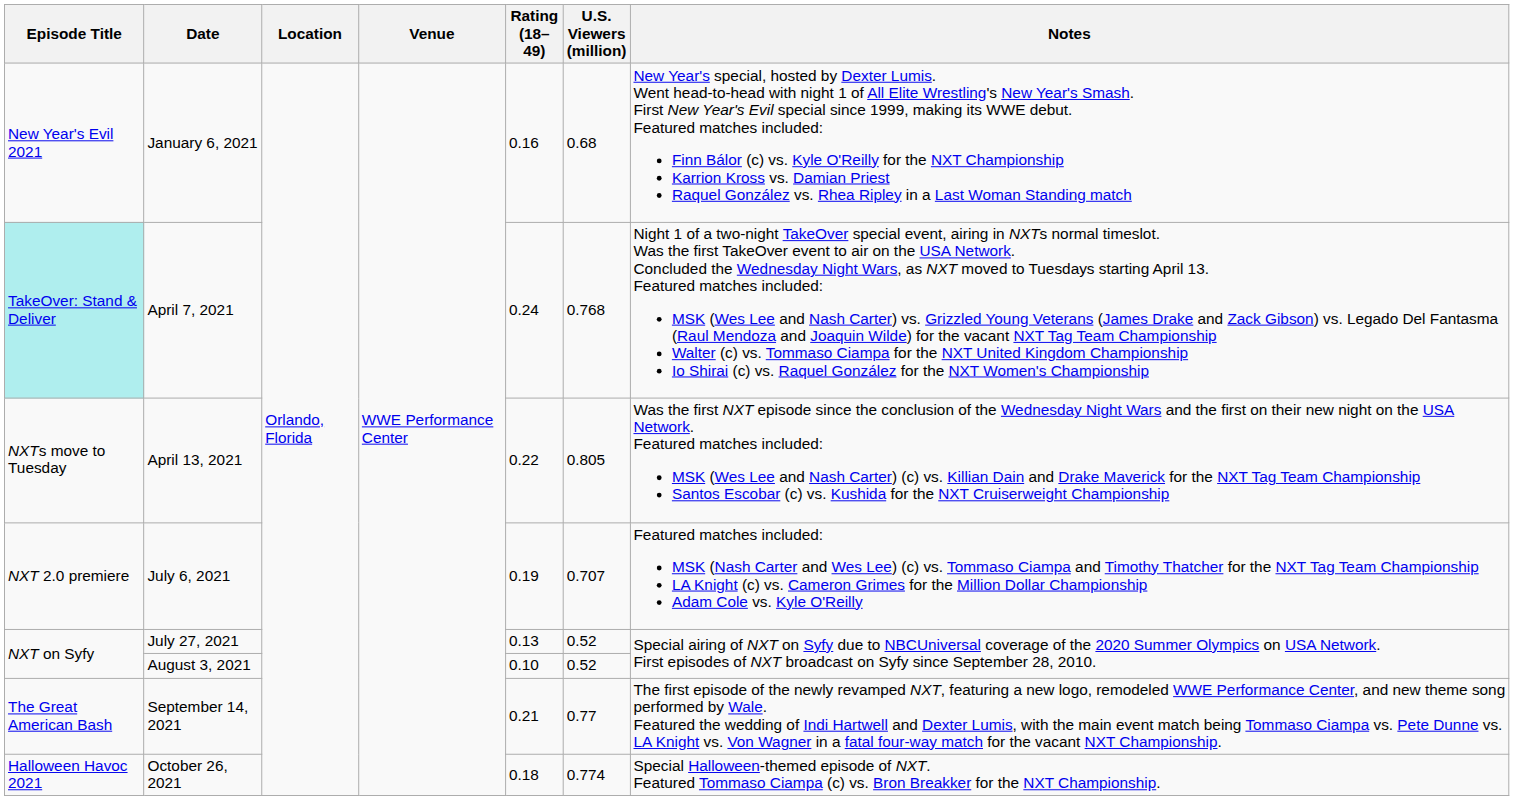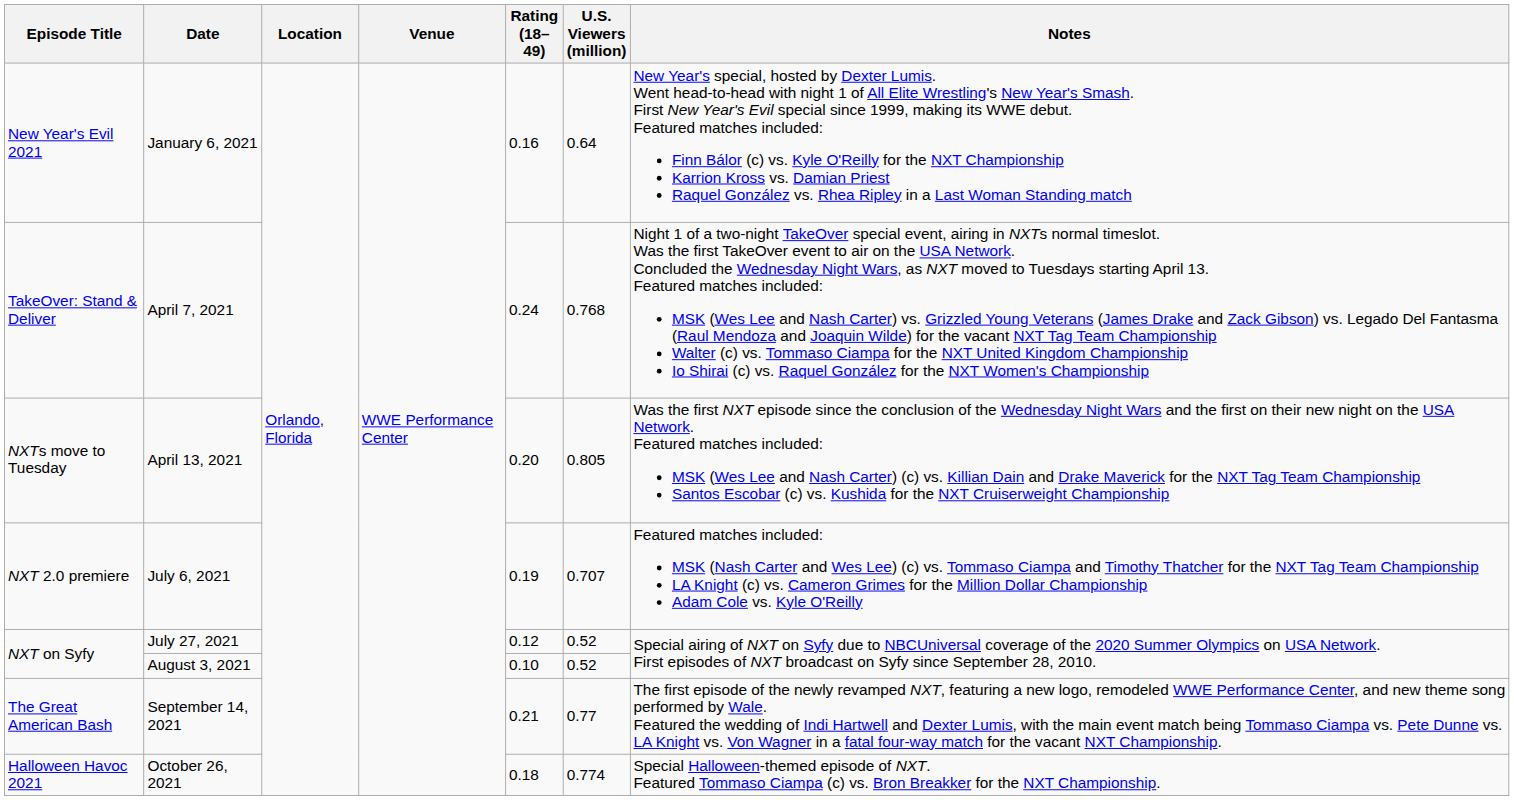(582, 142) 0.68 -> (582, 142) 0.64
(72, 310) paleturquoise background -> (72, 310) no background
(524, 460) 0.22 -> (524, 460) 0.20
(524, 641) 0.13 -> (524, 641) 0.12
